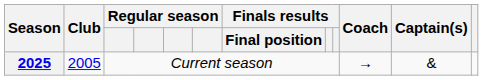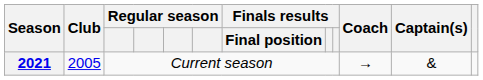(34, 63) 2025 -> (34, 63) 2021
